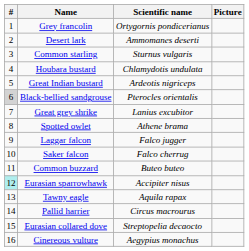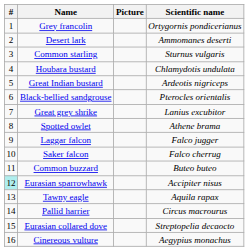columns swapped: (163, 12) <-> (228, 12)
(11, 97) lightgrey background -> (11, 97) no background
